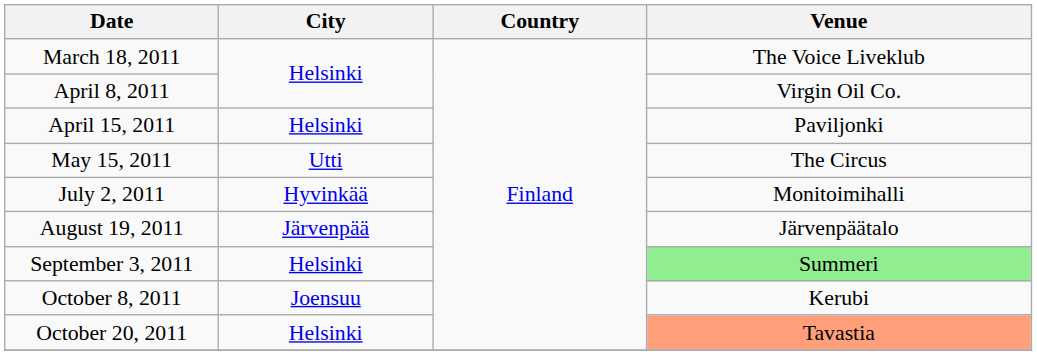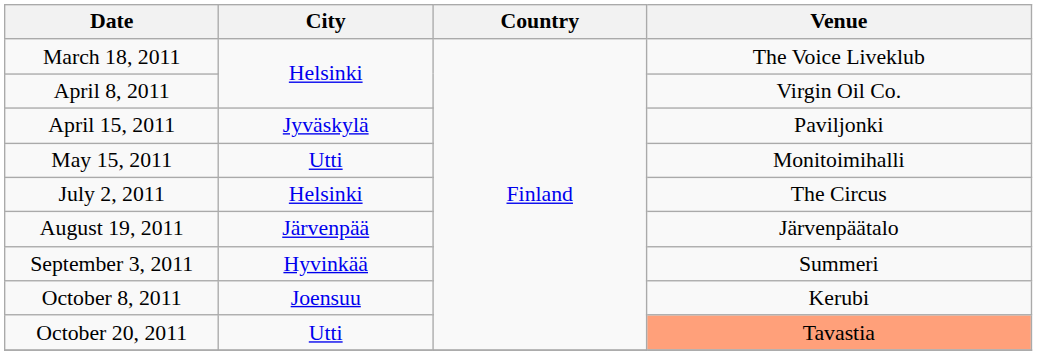(326, 125) Helsinki -> (326, 125) Jyväskylä
(839, 159) The Circus -> (839, 159) Monitoimihalli
(326, 194) Hyvinkää -> (326, 194) Helsinki
(839, 194) Monitoimihalli -> (839, 194) The Circus
(326, 263) Helsinki -> (326, 263) Hyvinkää
(839, 263) lightgreen background -> (839, 263) no background
(326, 332) Helsinki -> (326, 332) Utti
